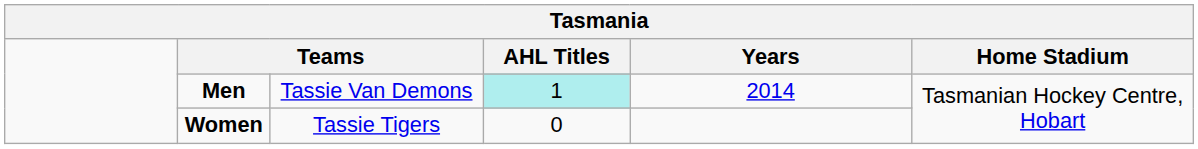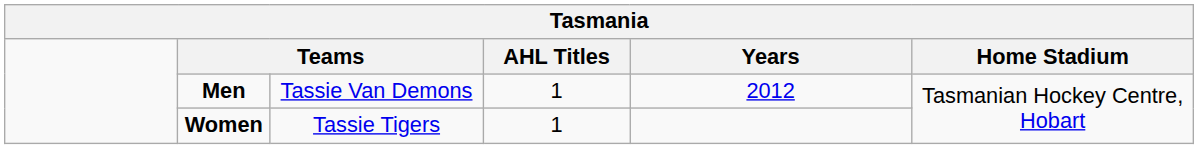(557, 90) paleturquoise background -> (557, 90) no background
(771, 90) 2014 -> (771, 90) 2012
(557, 125) 0 -> (557, 125) 1
